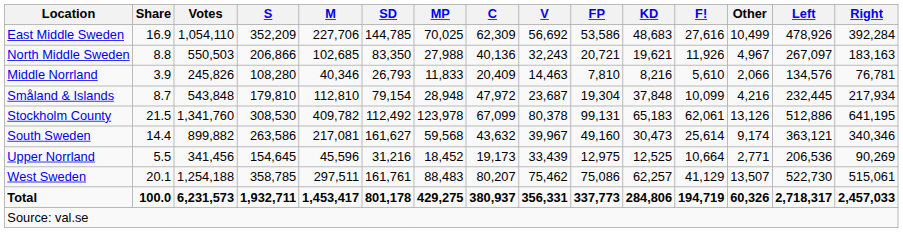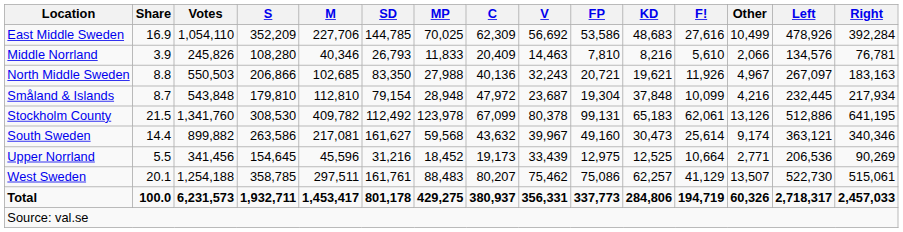rows swapped: (53, 75) <-> (69, 55)
